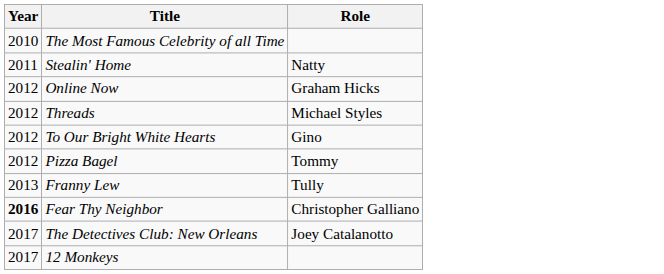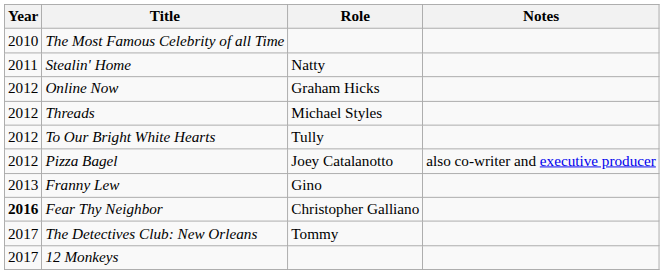+ column: (541, 16)
(307, 137) Gino -> (308, 137) Tully
(315, 161) Tommy -> (342, 161) Joey Catalanotto
(308, 185) Tully -> (307, 185) Gino
(342, 233) Joey Catalanotto -> (315, 233) Tommy
